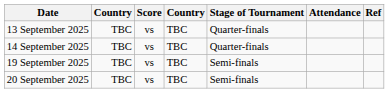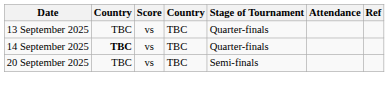(122, 46) normal -> (121, 46) bold
- row: (48, 63)
